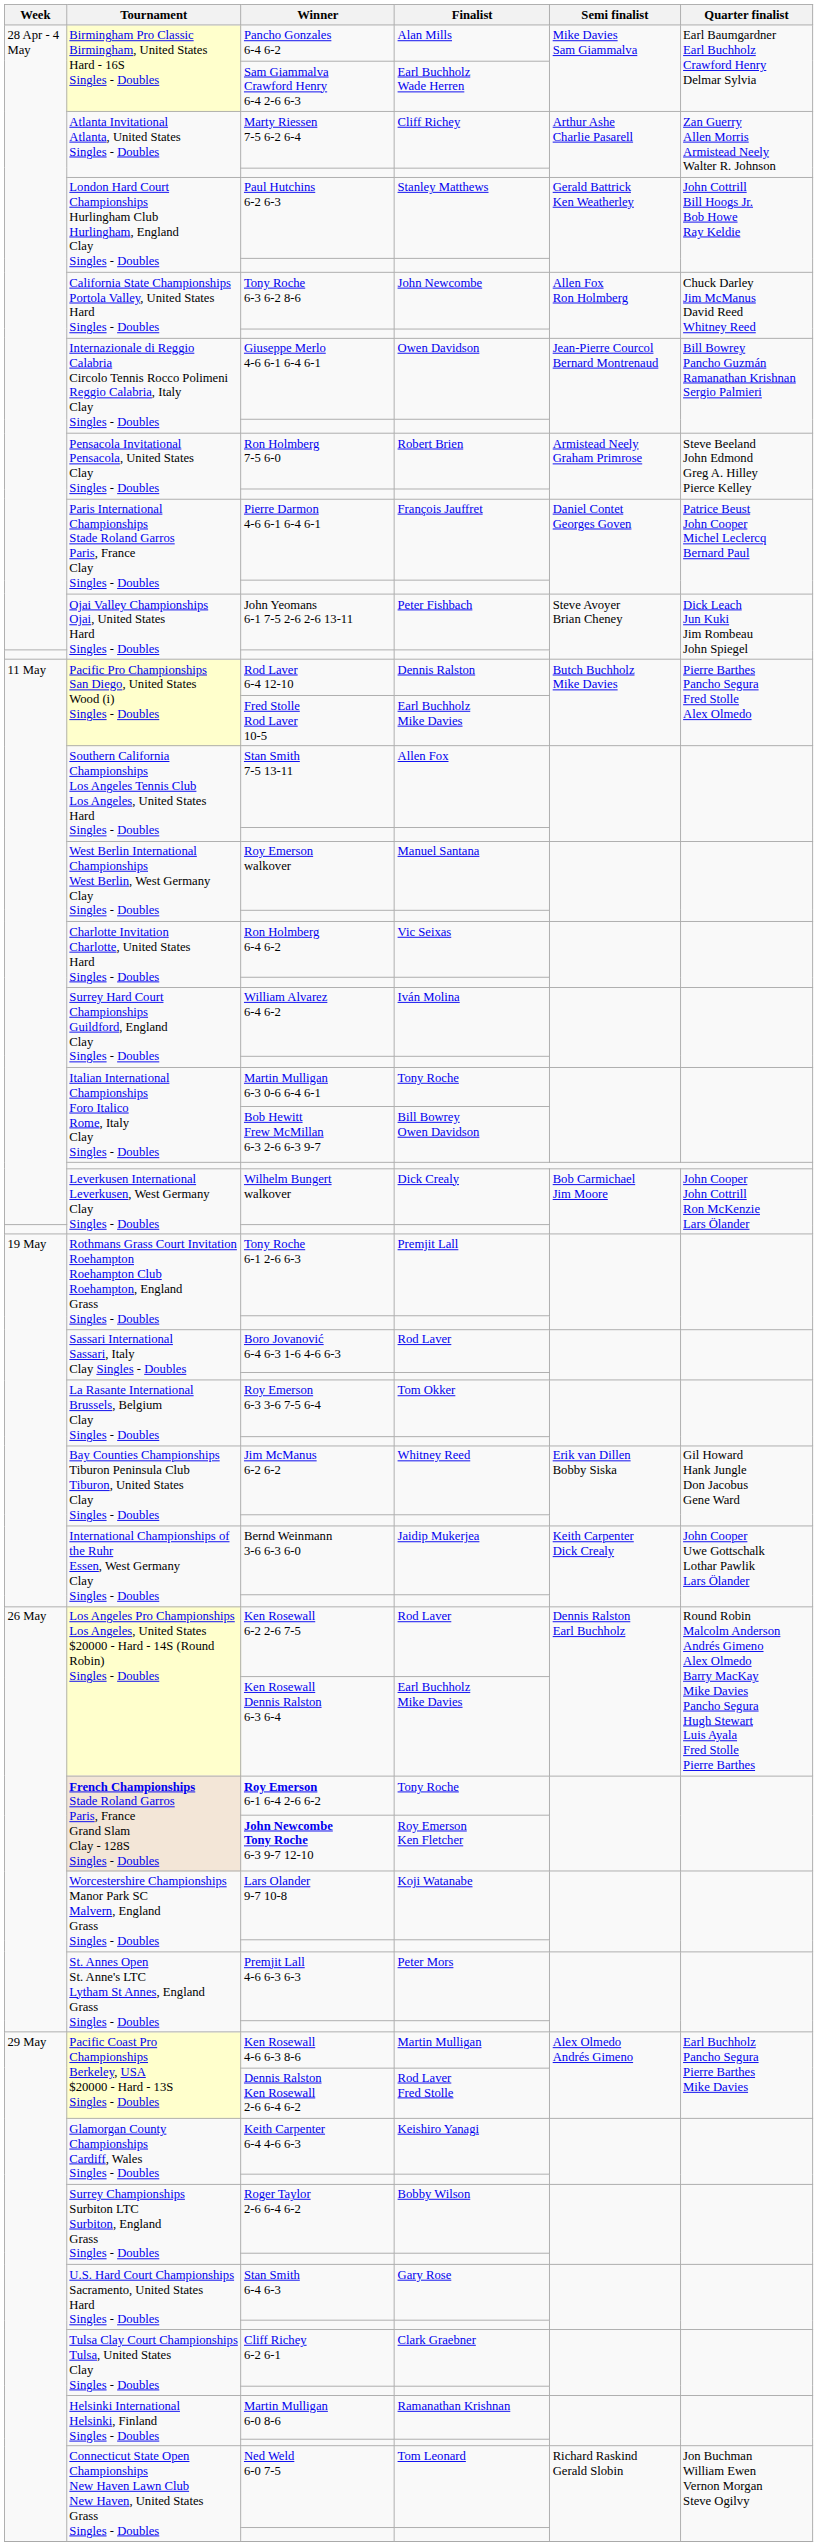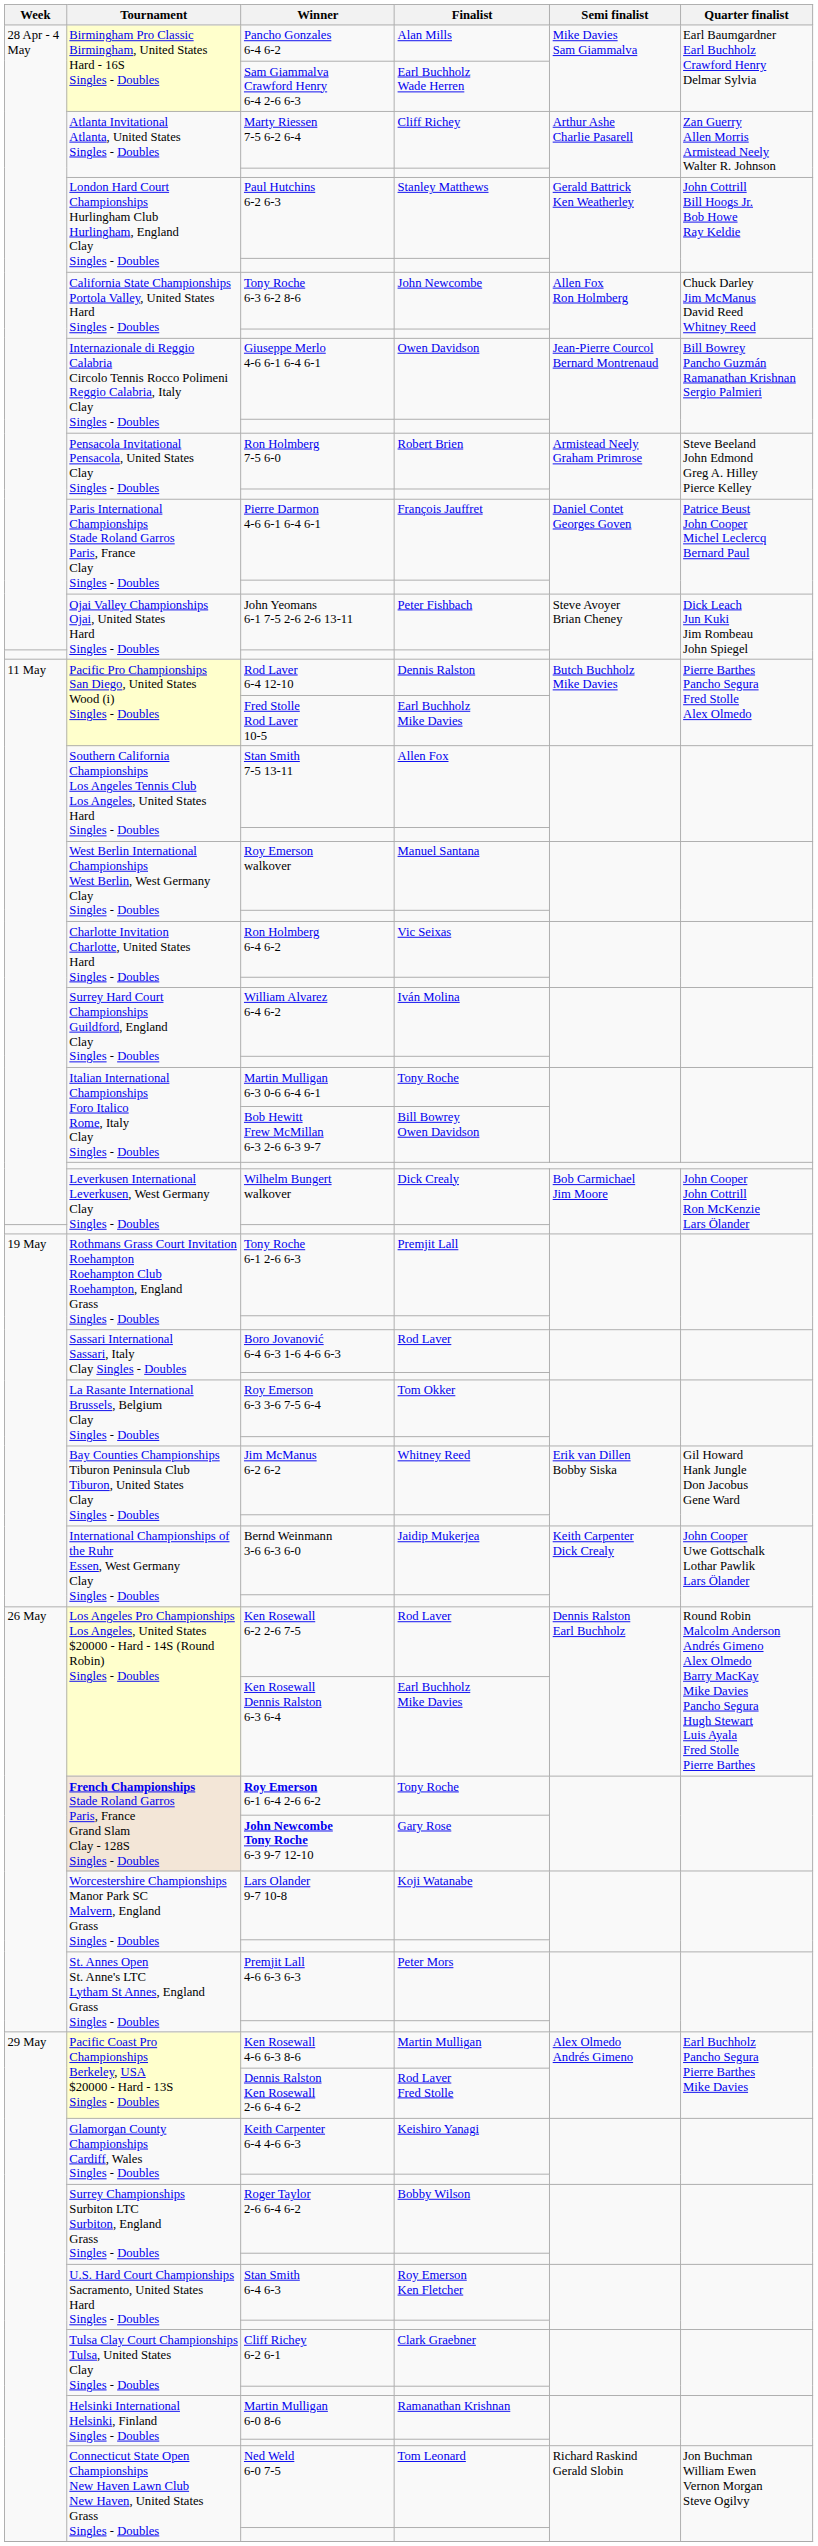(432, 1832) Roy Emerson Ken Fletcher -> (424, 1825) Gary Rose
(424, 2274) Gary Rose -> (432, 2281) Roy Emerson Ken Fletcher
